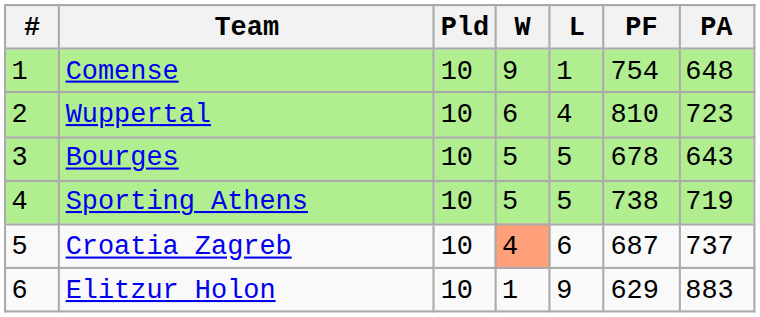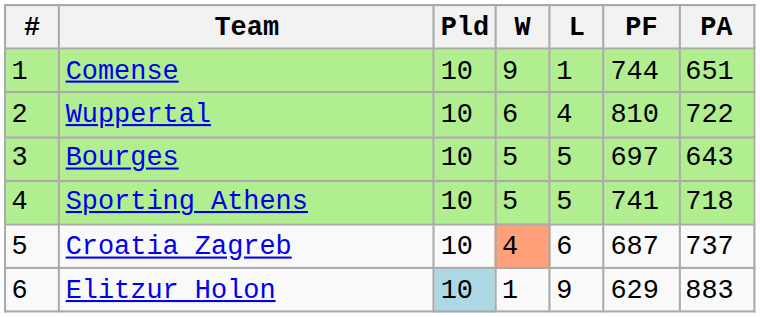(635, 71) 754 -> (635, 71) 744
(710, 71) 648 -> (710, 71) 651
(710, 115) 723 -> (710, 115) 722
(635, 159) 678 -> (635, 159) 697
(635, 202) 738 -> (635, 202) 741
(710, 202) 719 -> (710, 202) 718
(457, 290) no background -> (457, 290) lightblue background
